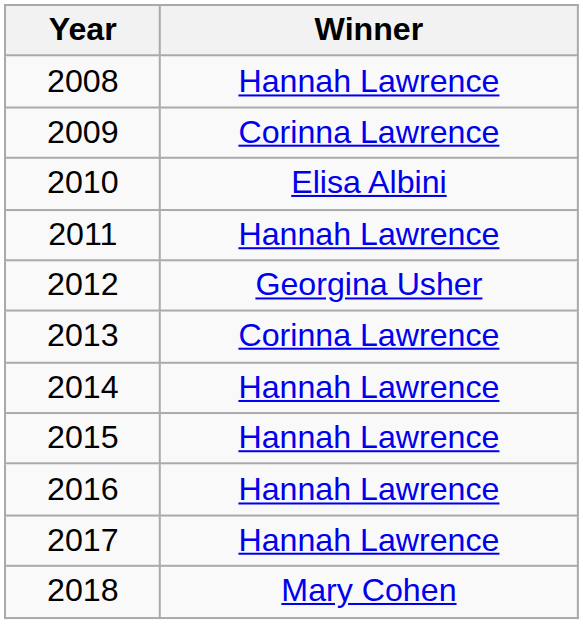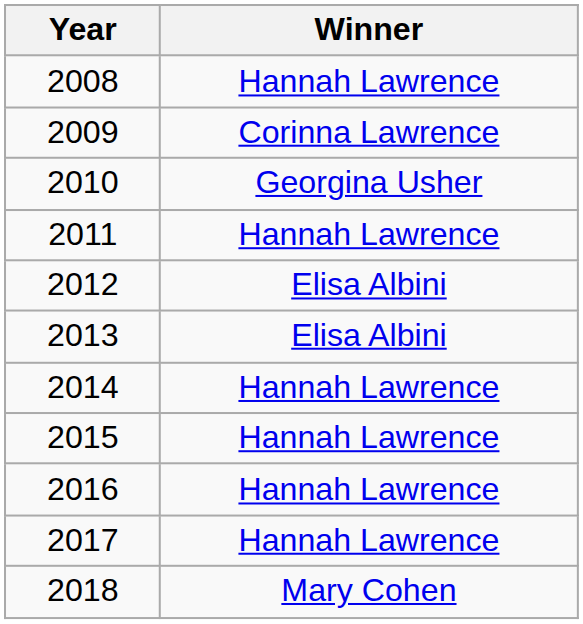(369, 183) Elisa Albini -> (369, 183) Georgina Usher
(369, 285) Georgina Usher -> (369, 285) Elisa Albini
(369, 336) Corinna Lawrence -> (369, 336) Elisa Albini
